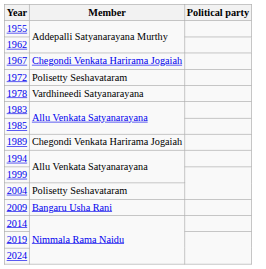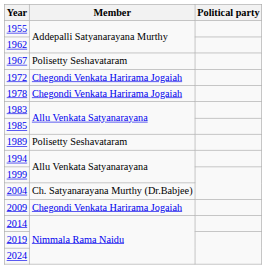(107, 61) Chegondi Venkata Harirama Jogaiah -> (80, 61) Polisetty Seshavataram
(80, 77) Polisetty Seshavataram -> (107, 77) Chegondi Venkata Harirama Jogaiah
(88, 93) Vardhineedi Satyanarayana -> (107, 93) Chegondi Venkata Harirama Jogaiah
(107, 142) Chegondi Venkata Harirama Jogaiah -> (80, 142) Polisetty Seshavataram
(80, 191) Polisetty Seshavataram -> (112, 191) Ch. Satyanarayana Murthy (Dr.Babjee)
(72, 207) Bangaru Usha Rani -> (107, 207) Chegondi Venkata Harirama Jogaiah
